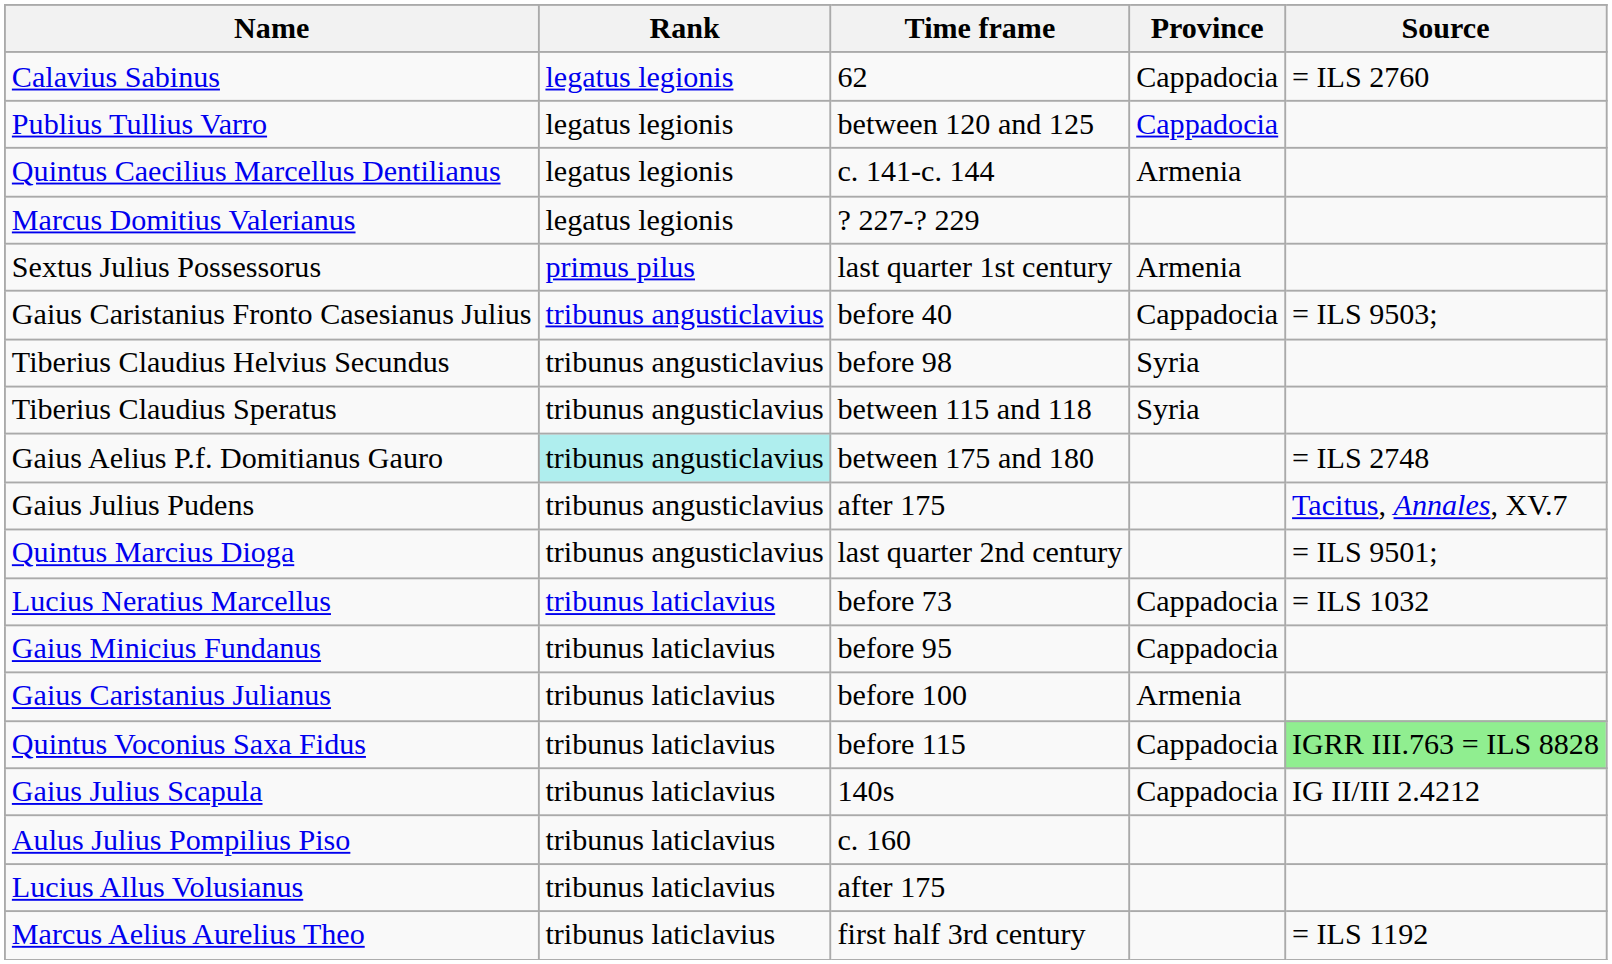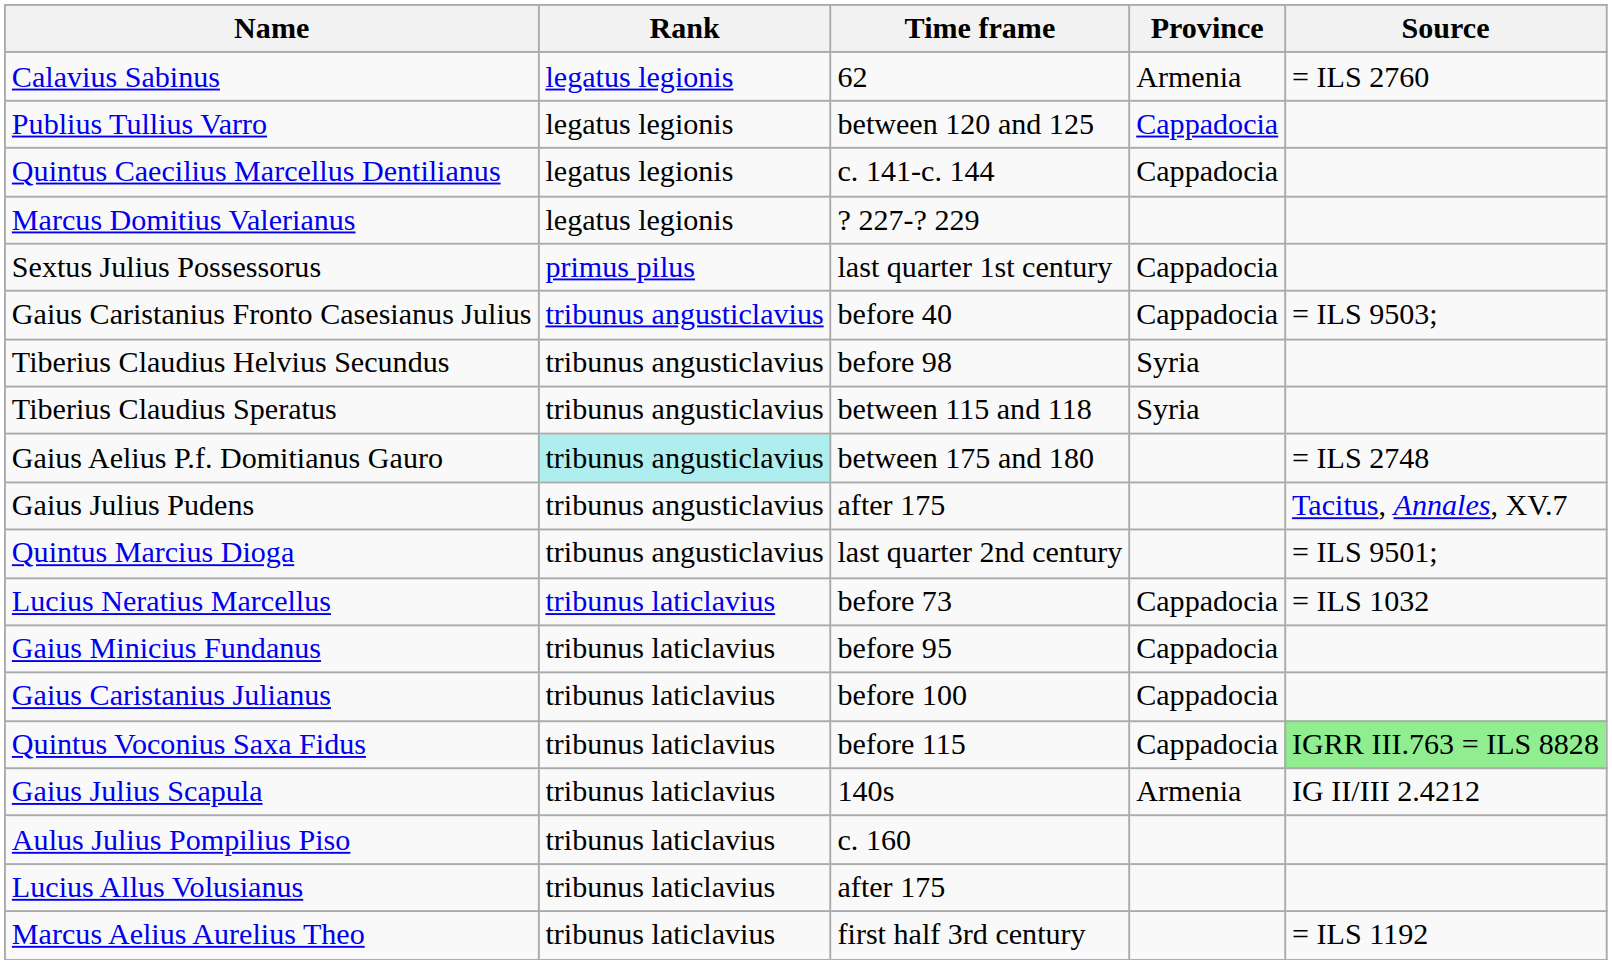(1207, 76) Cappadocia -> (1189, 76) Armenia
(1189, 171) Armenia -> (1207, 171) Cappadocia
(1189, 266) Armenia -> (1207, 266) Cappadocia
(1189, 696) Armenia -> (1207, 696) Cappadocia
(1207, 791) Cappadocia -> (1189, 791) Armenia
